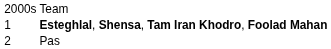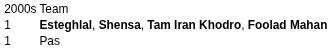(20, 42) 2 -> (20, 42) 1
